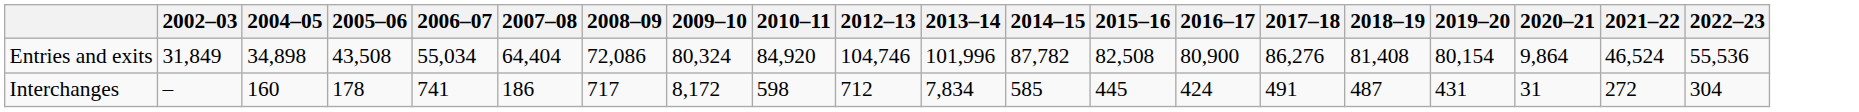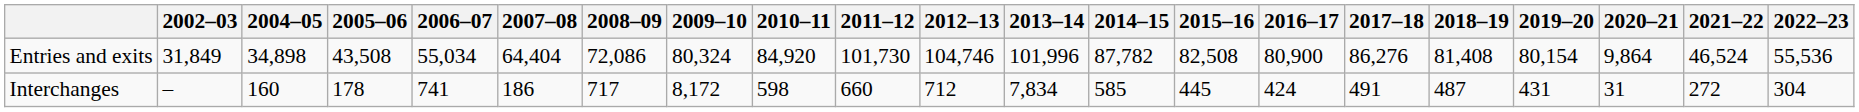+ column: (878, 21)
